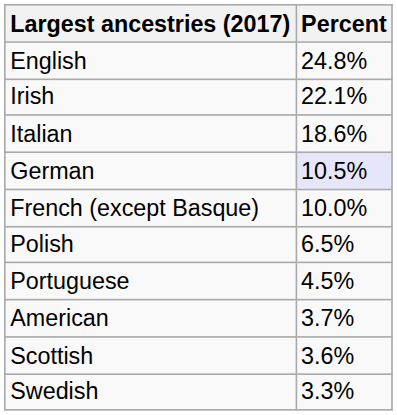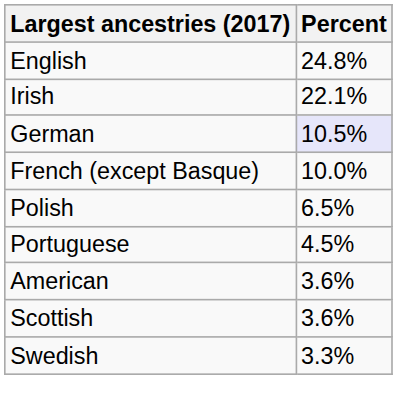- row: (41, 134)
(328, 318) 3.7% -> (328, 282) 3.6%
